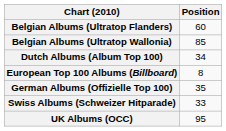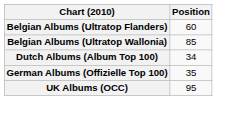- row: (92, 73)
- row: (92, 103)
